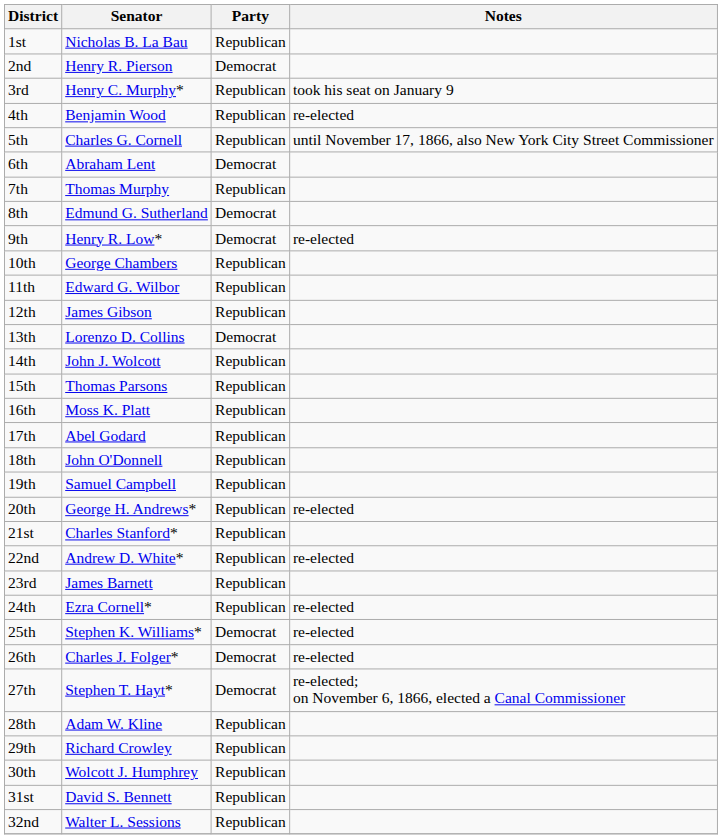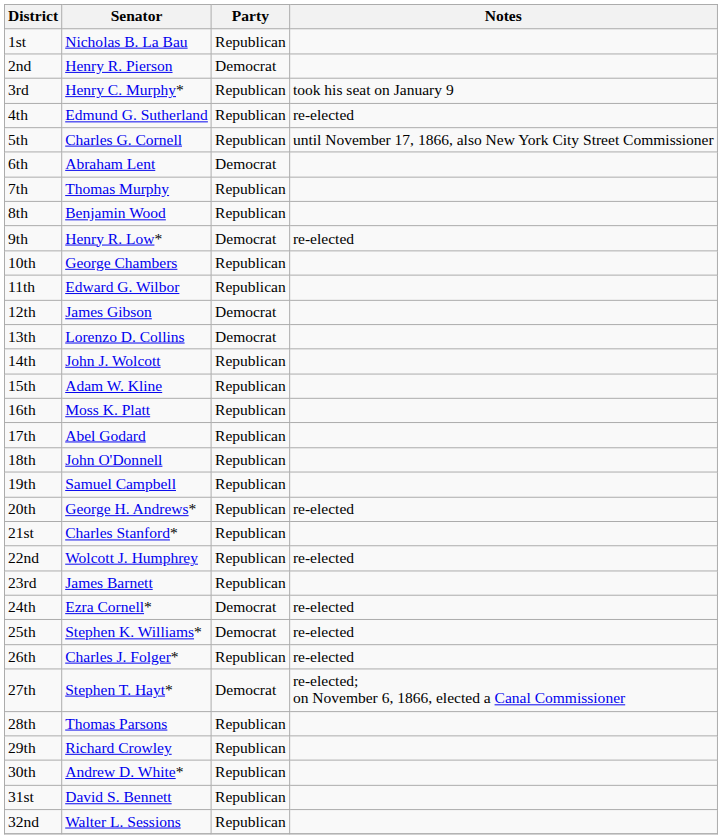(116, 115) Benjamin Wood -> (137, 115) Edmund G. Sutherland
(137, 213) Edmund G. Sutherland -> (116, 213) Benjamin Wood
(246, 213) Democrat -> (250, 213) Republican
(250, 312) Republican -> (246, 312) Democrat
(116, 386) Thomas Parsons -> (114, 386) Adam W. Kline
(124, 558) Andrew D. White* -> (132, 558) Wolcott J. Humphrey
(250, 607) Republican -> (246, 607) Democrat
(246, 656) Democrat -> (250, 656) Republican
(114, 723) Adam W. Kline -> (116, 723) Thomas Parsons
(132, 772) Wolcott J. Humphrey -> (124, 772) Andrew D. White*
